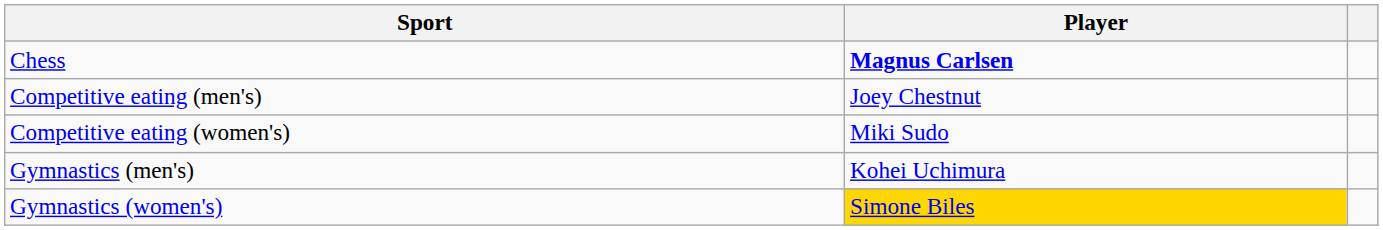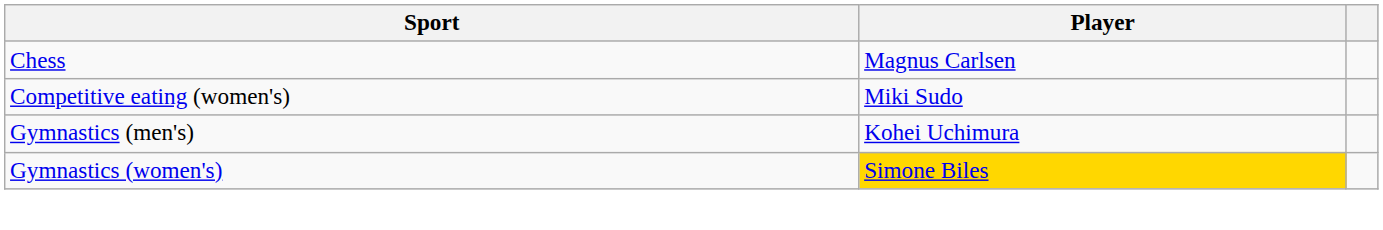(932, 59) bold -> (940, 59) normal
- row: (136, 96)
